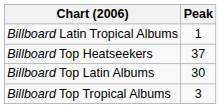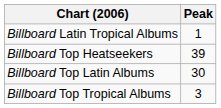(198, 53) 37 -> (198, 53) 39
